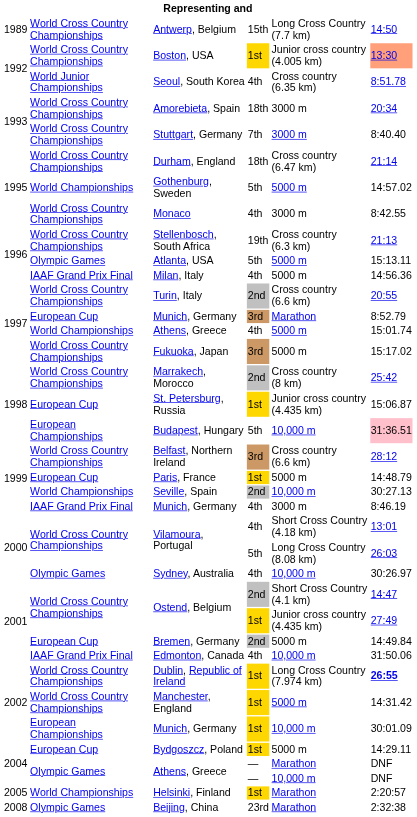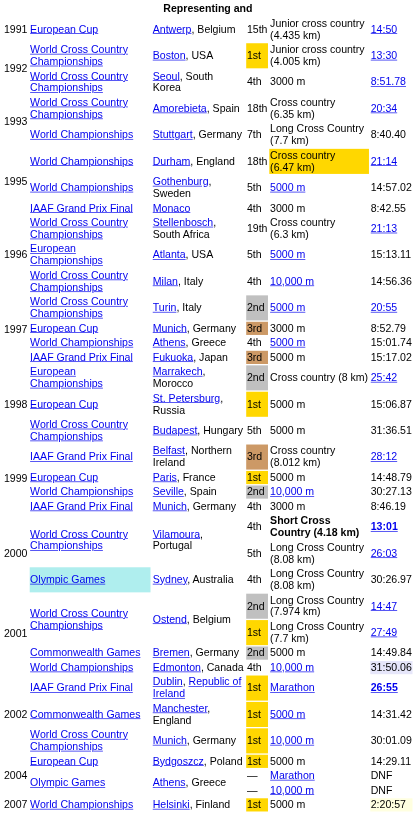(16, 29) 1989 -> (16, 29) 1991
(79, 29) World Cross Country Championships -> (64, 29) European Cup
(319, 29) Long Cross Country (7.7 km) -> (317, 29) Junior cross country (4.435 km)
(384, 55) lightsalmon background -> (384, 55) no background
(67, 82) World Junior Championships -> (79, 82) World Cross Country Championships
(304, 82) Cross country (6.35 km) -> (288, 82) 3000 m
(289, 108) 3000 m -> (303, 108) Cross country (6.35 km)
(79, 135) World Cross Country Championships -> (82, 135) World Championships
(289, 135) 3000 m -> (317, 135) Long Cross Country (7.7 km)
(79, 161) World Cross Country Championships -> (82, 161) World Championships
(304, 161) no background -> (303, 161) gold background
(79, 214) World Cross Country Championships -> (81, 208) IAAF Grand Prix Final
(68, 261) Olympic Games -> (67, 255) European Championships
(81, 275) IAAF Grand Prix Final -> (79, 281) World Cross Country Championships
(289, 275) 5000 m -> (292, 281) 10,000 m
(304, 296) Cross country (6.6 km) -> (288, 308) 5000 m
(294, 316) Marathon -> (288, 328) 3000 m
(79, 351) World Cross Country Championships -> (81, 357) IAAF Grand Prix Final
(79, 378) World Cross Country Championships -> (67, 378) European Championships
(319, 404) Junior cross country (4.435 km) -> (288, 404) 5000 m
(67, 430) European Championships -> (79, 430) World Cross Country Championships
(294, 430) 10,000 m -> (288, 430) 5000 m
(391, 430) pink background -> (391, 430) no background
(79, 457) World Cross Country Championships -> (81, 457) IAAF Grand Prix Final
(304, 457) Cross country (6.6 km) -> (303, 457) Cross country (8.012 km)
(319, 527) normal -> (315, 527) bold
(384, 527) normal -> (384, 527) bold
(68, 574) no background -> (68, 579) paleturquoise background
(294, 574) 10,000 m -> (317, 579) Long Cross Country (8.08 km)
(319, 594) Short Cross Country (4.1 km) -> (317, 606) Long Cross Country (7.974 km)
(319, 620) Junior cross country (4.435 km) -> (317, 632) Long Cross Country (7.7 km)
(64, 641) European Cup -> (85, 653) Commonwealth Games
(81, 655) IAAF Grand Prix Final -> (82, 667) World Championships
(391, 655) no background -> (391, 667) lavender background
(79, 676) World Cross Country Championships -> (81, 688) IAAF Grand Prix Final
(319, 676) Long Cross Country (7.974 km) -> (292, 688) Marathon
(79, 702) World Cross Country Championships -> (85, 714) Commonwealth Games
(67, 729) European Championships -> (79, 741) World Cross Country Championships
(16, 793) 2005 -> (16, 805) 2007
(294, 793) Marathon -> (288, 805) 5000 m
(388, 793) no background -> (388, 805) lightyellow background
- row: (186, 807)
